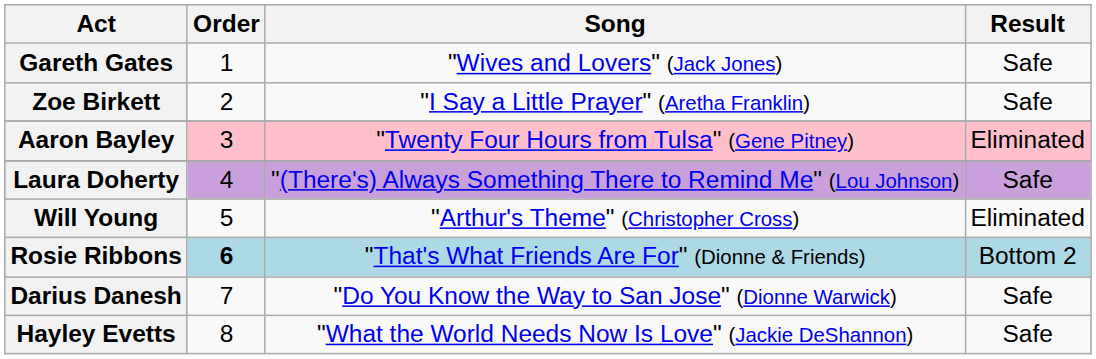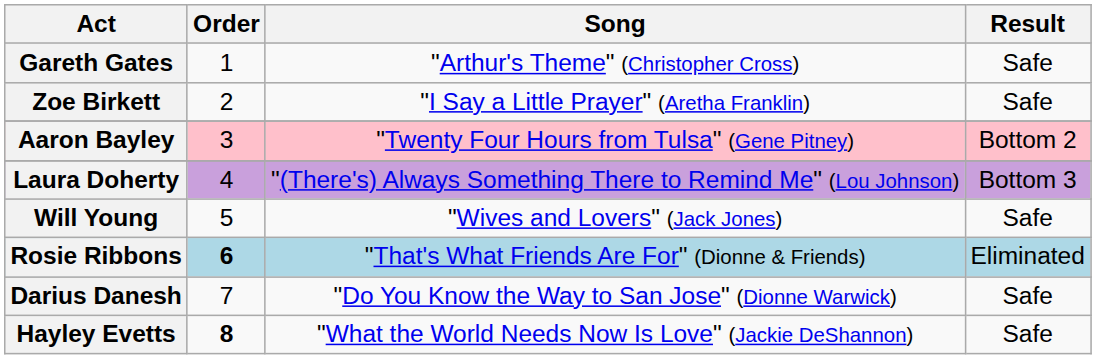(615, 62) "Wives and Lovers" (Jack Jones) -> (615, 62) "Arthur's Theme" (Christopher Cross)
(1028, 140) Eliminated -> (1028, 140) Bottom 2
(1028, 179) Safe -> (1028, 179) Bottom 3
(615, 218) "Arthur's Theme" (Christopher Cross) -> (615, 218) "Wives and Lovers" (Jack Jones)
(1028, 218) Eliminated -> (1028, 218) Safe
(1028, 256) Bottom 2 -> (1028, 256) Eliminated
(226, 334) normal -> (226, 334) bold
